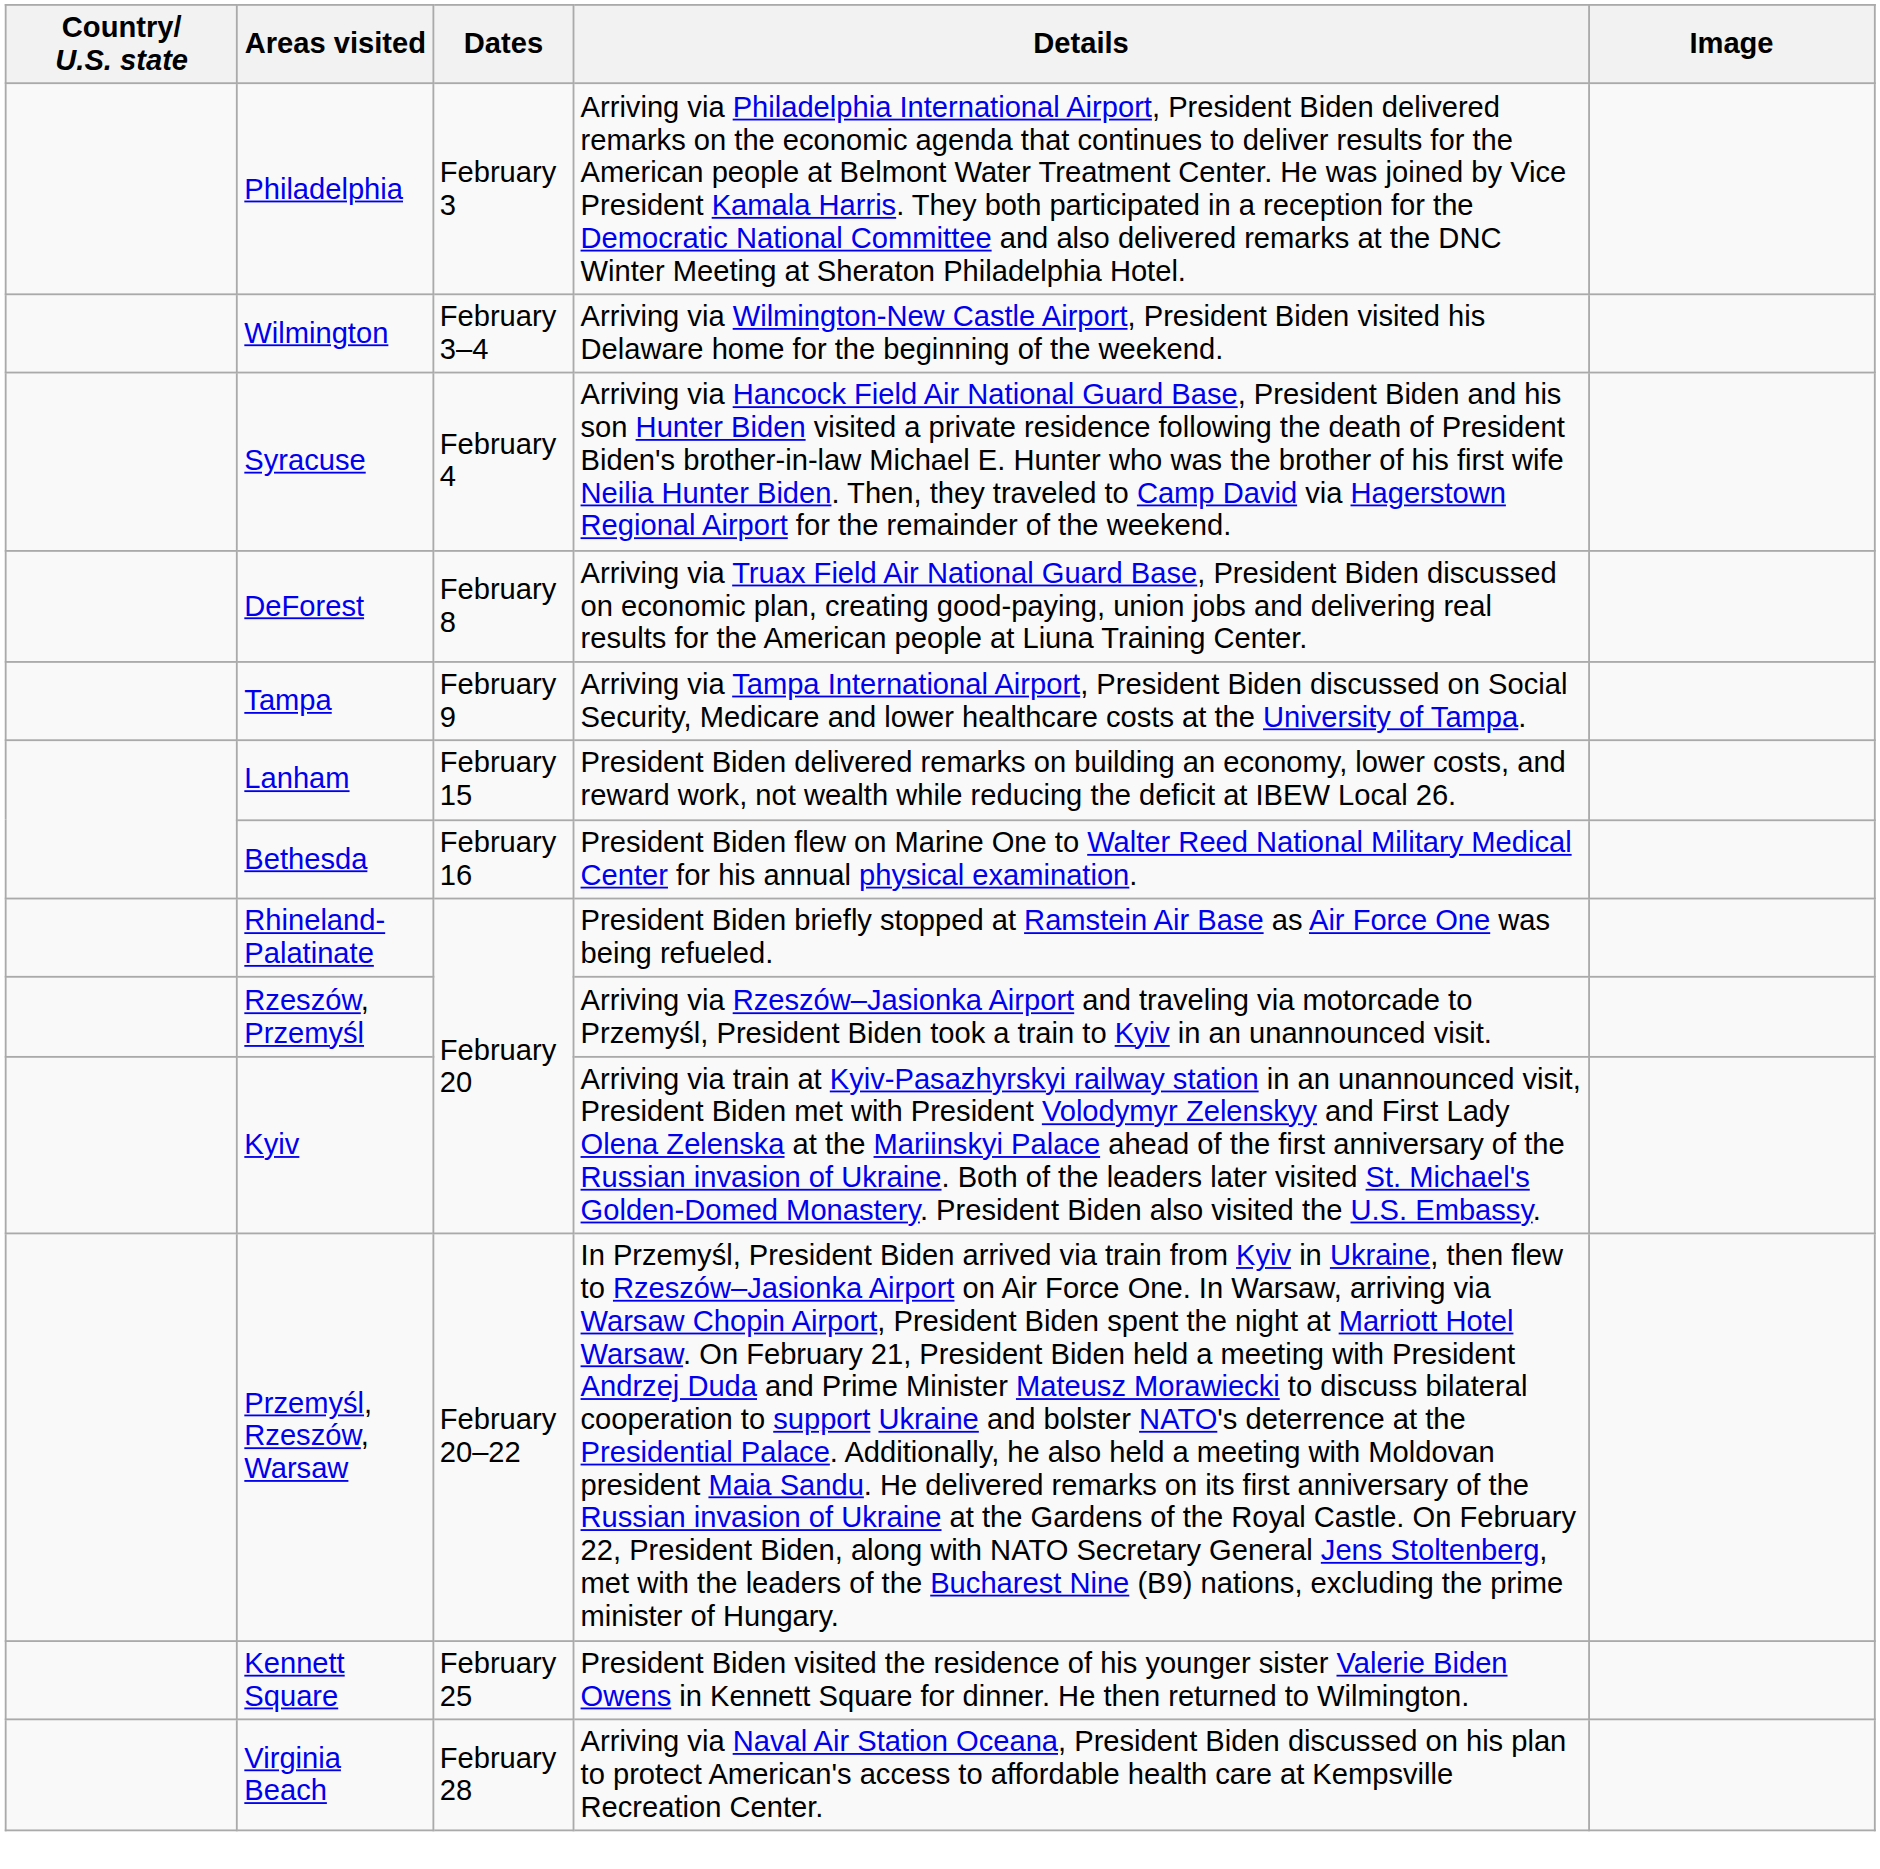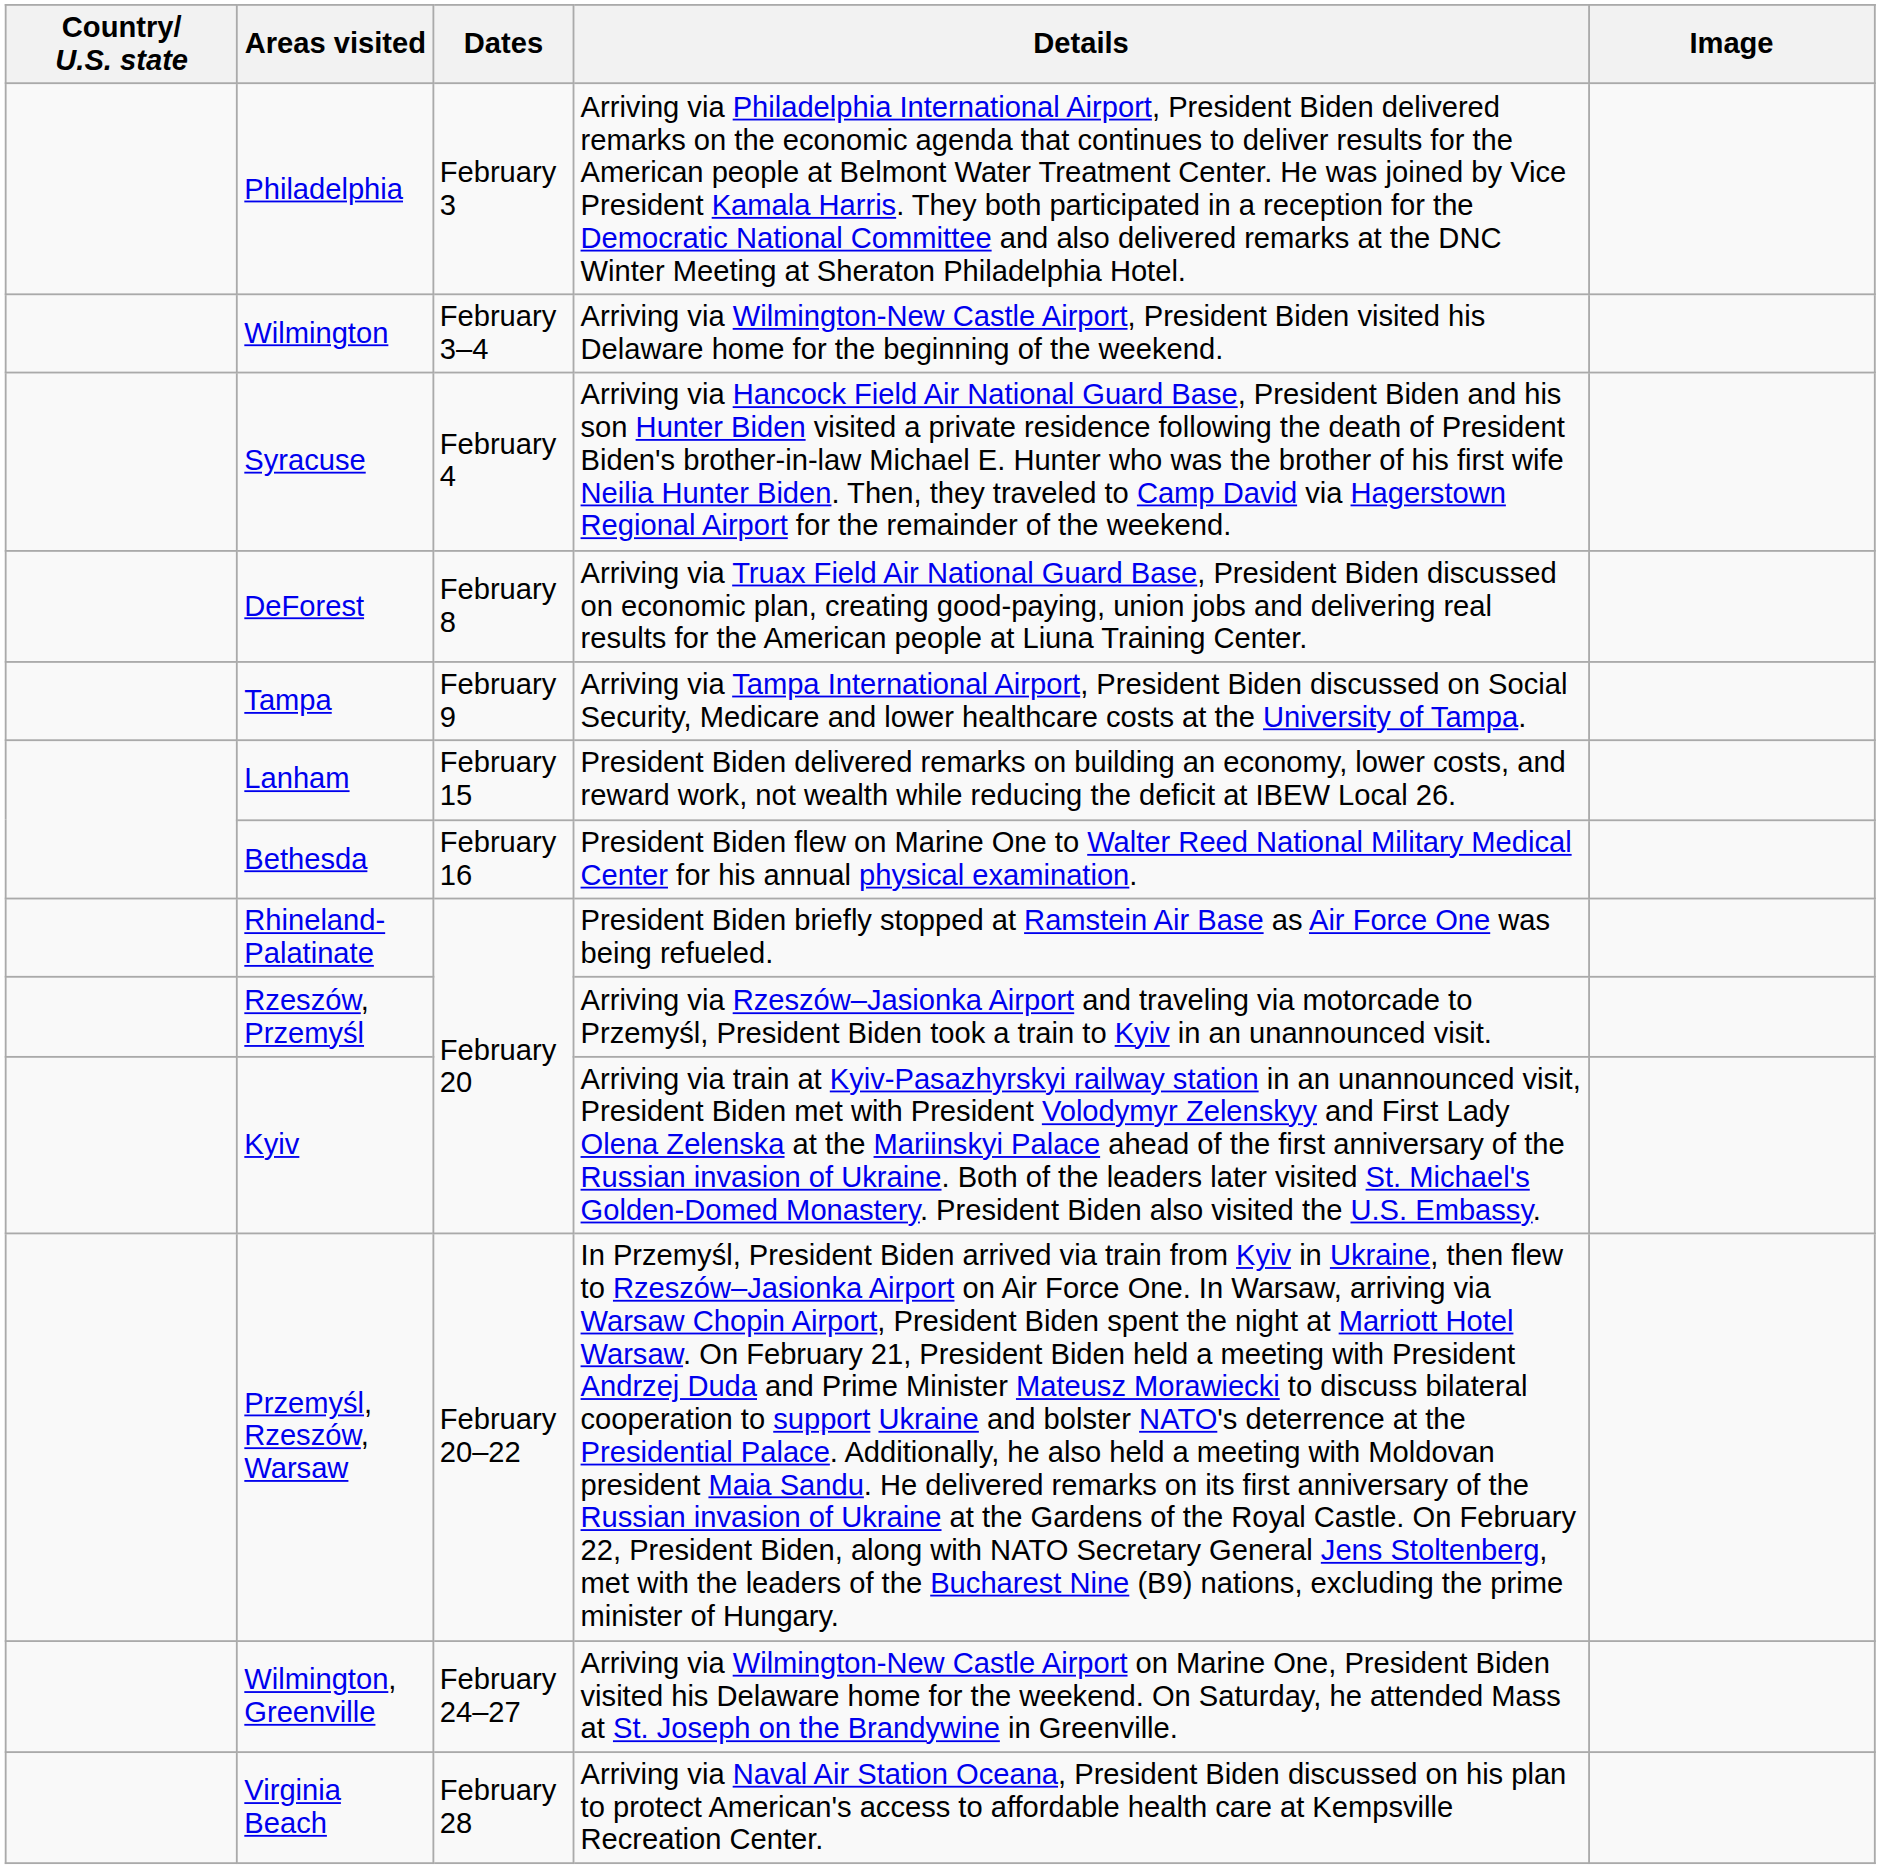+ row: (320, 1695)
- row: (295, 1679)
